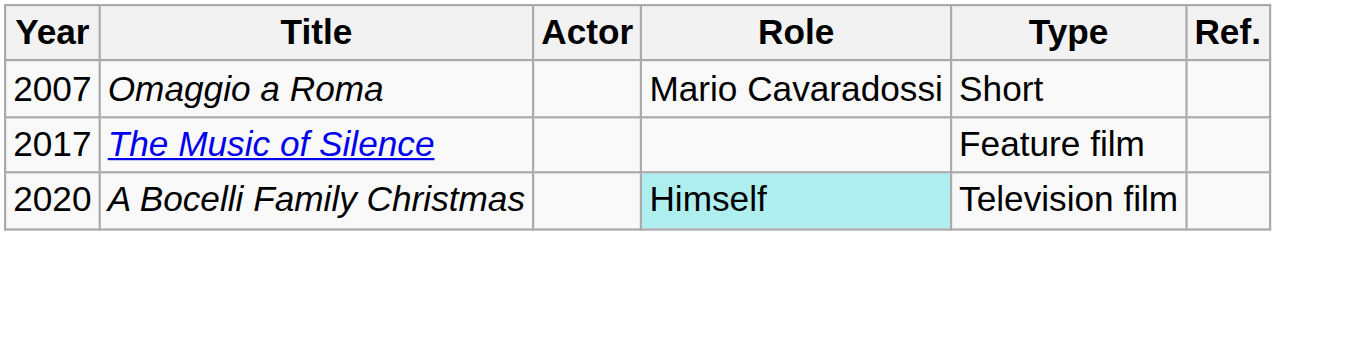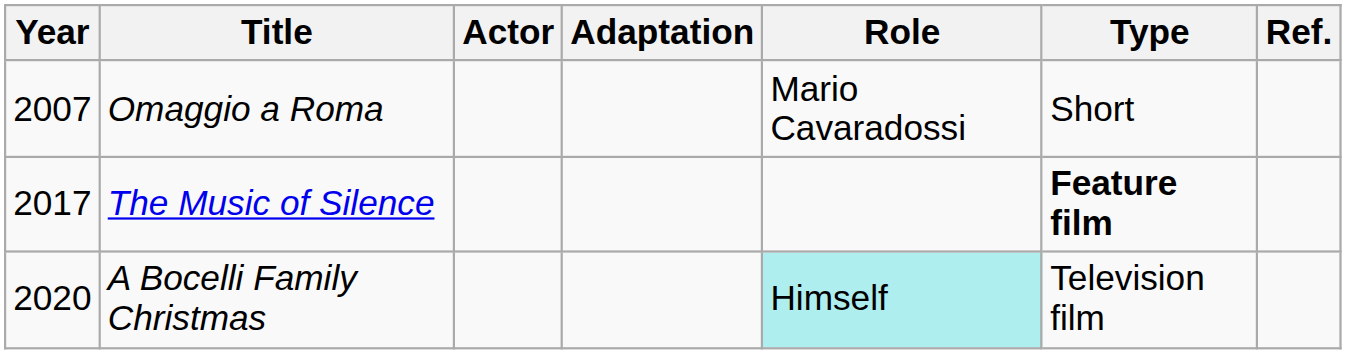+ column: (662, 32)
(1052, 144) normal -> (1114, 203) bold
